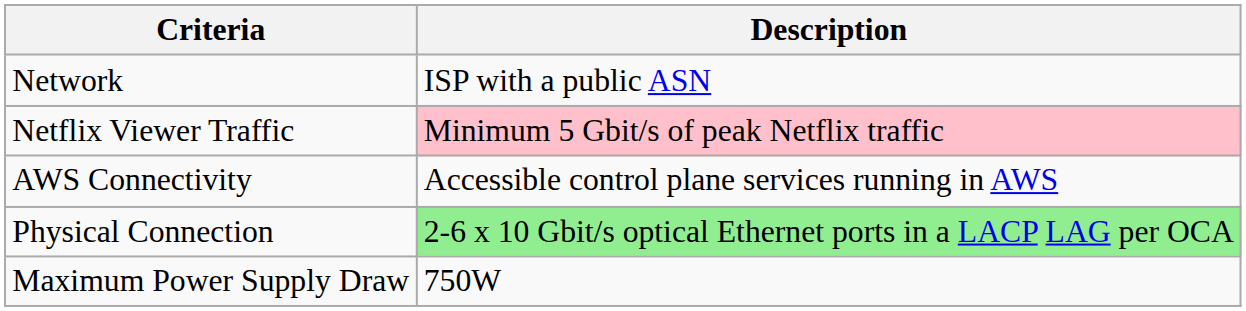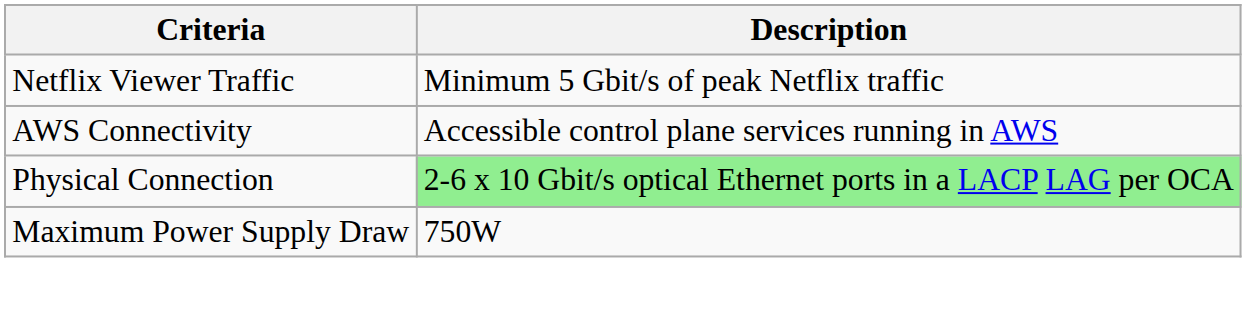- row: (68, 79)
(684, 130) pink background -> (684, 79) no background
